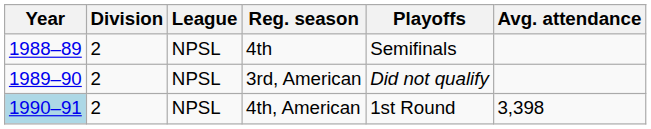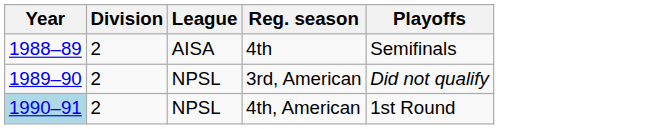- column: (569, 19)
(196, 49) NPSL -> (193, 49) AISA
